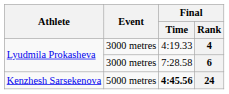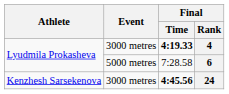(177, 47) normal -> (177, 47) bold
(131, 63) 3000 metres -> (131, 63) 5000 metres
(131, 80) 5000 metres -> (131, 80) 3000 metres
